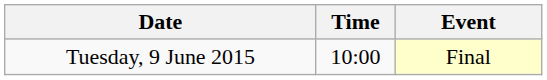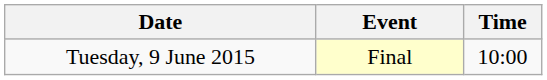columns swapped: (355, 21) <-> (468, 21)
